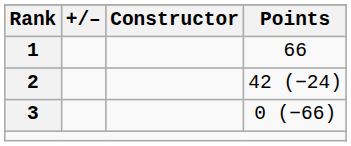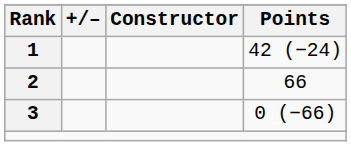(295, 52) 66 -> (295, 52) 42 (−24)
(295, 84) 42 (−24) -> (295, 84) 66
